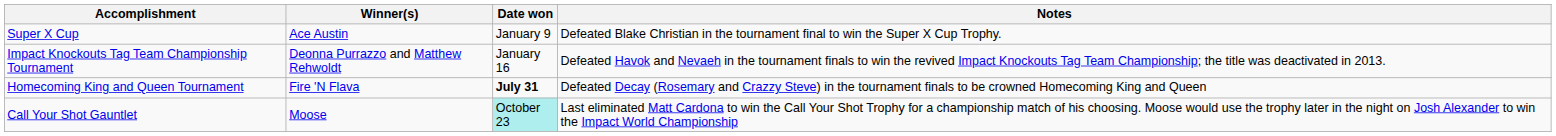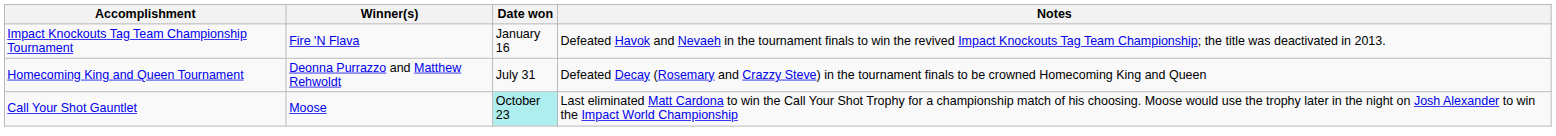- row: (43, 34)
(375, 61) Deonna Purrazzo and Matthew Rehwoldt -> (324, 41) Fire 'N Flava
(324, 87) Fire 'N Flava -> (375, 75) Deonna Purrazzo and Matthew Rehwoldt
(517, 87) bold -> (516, 75) normal
